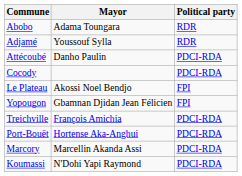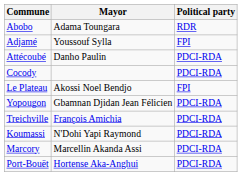(187, 42) RDR -> (184, 42) FPI
(184, 103) FPI -> (199, 103) PDCI-RDA
rows swapped: (26, 164) <-> (28, 133)
